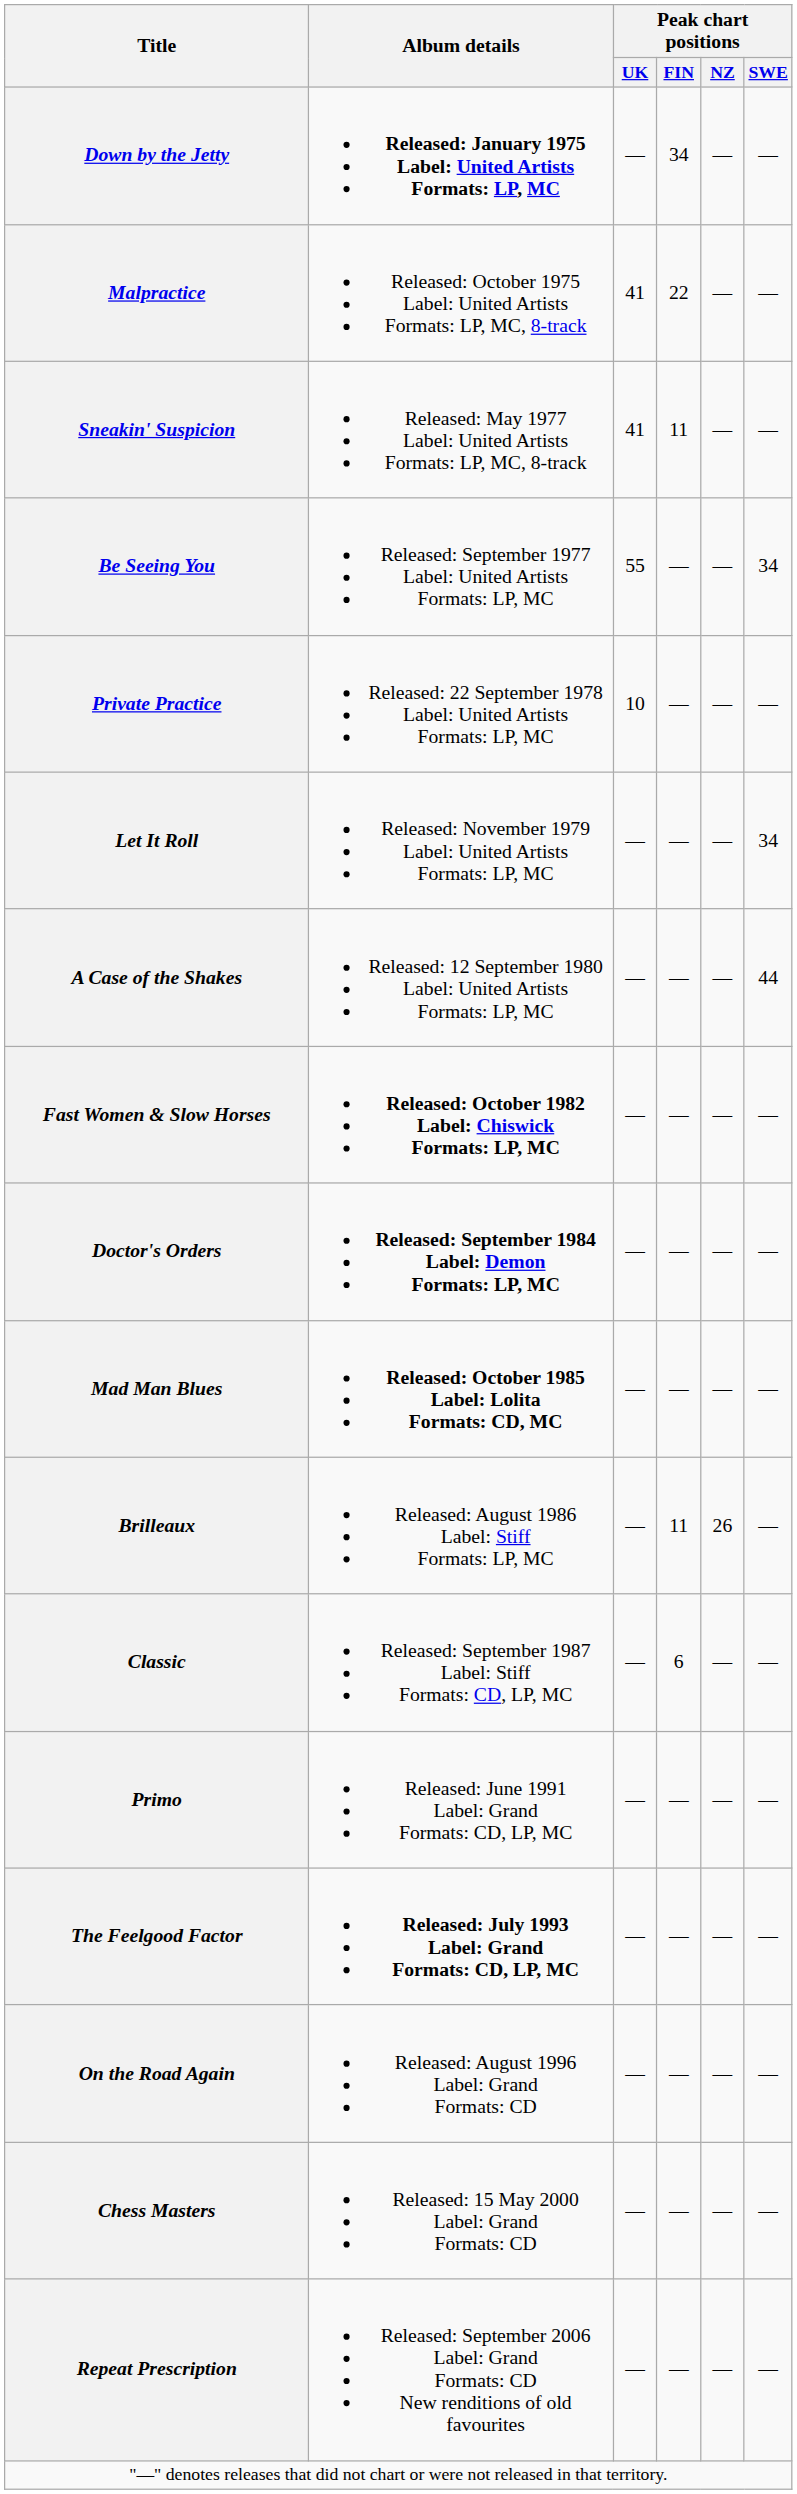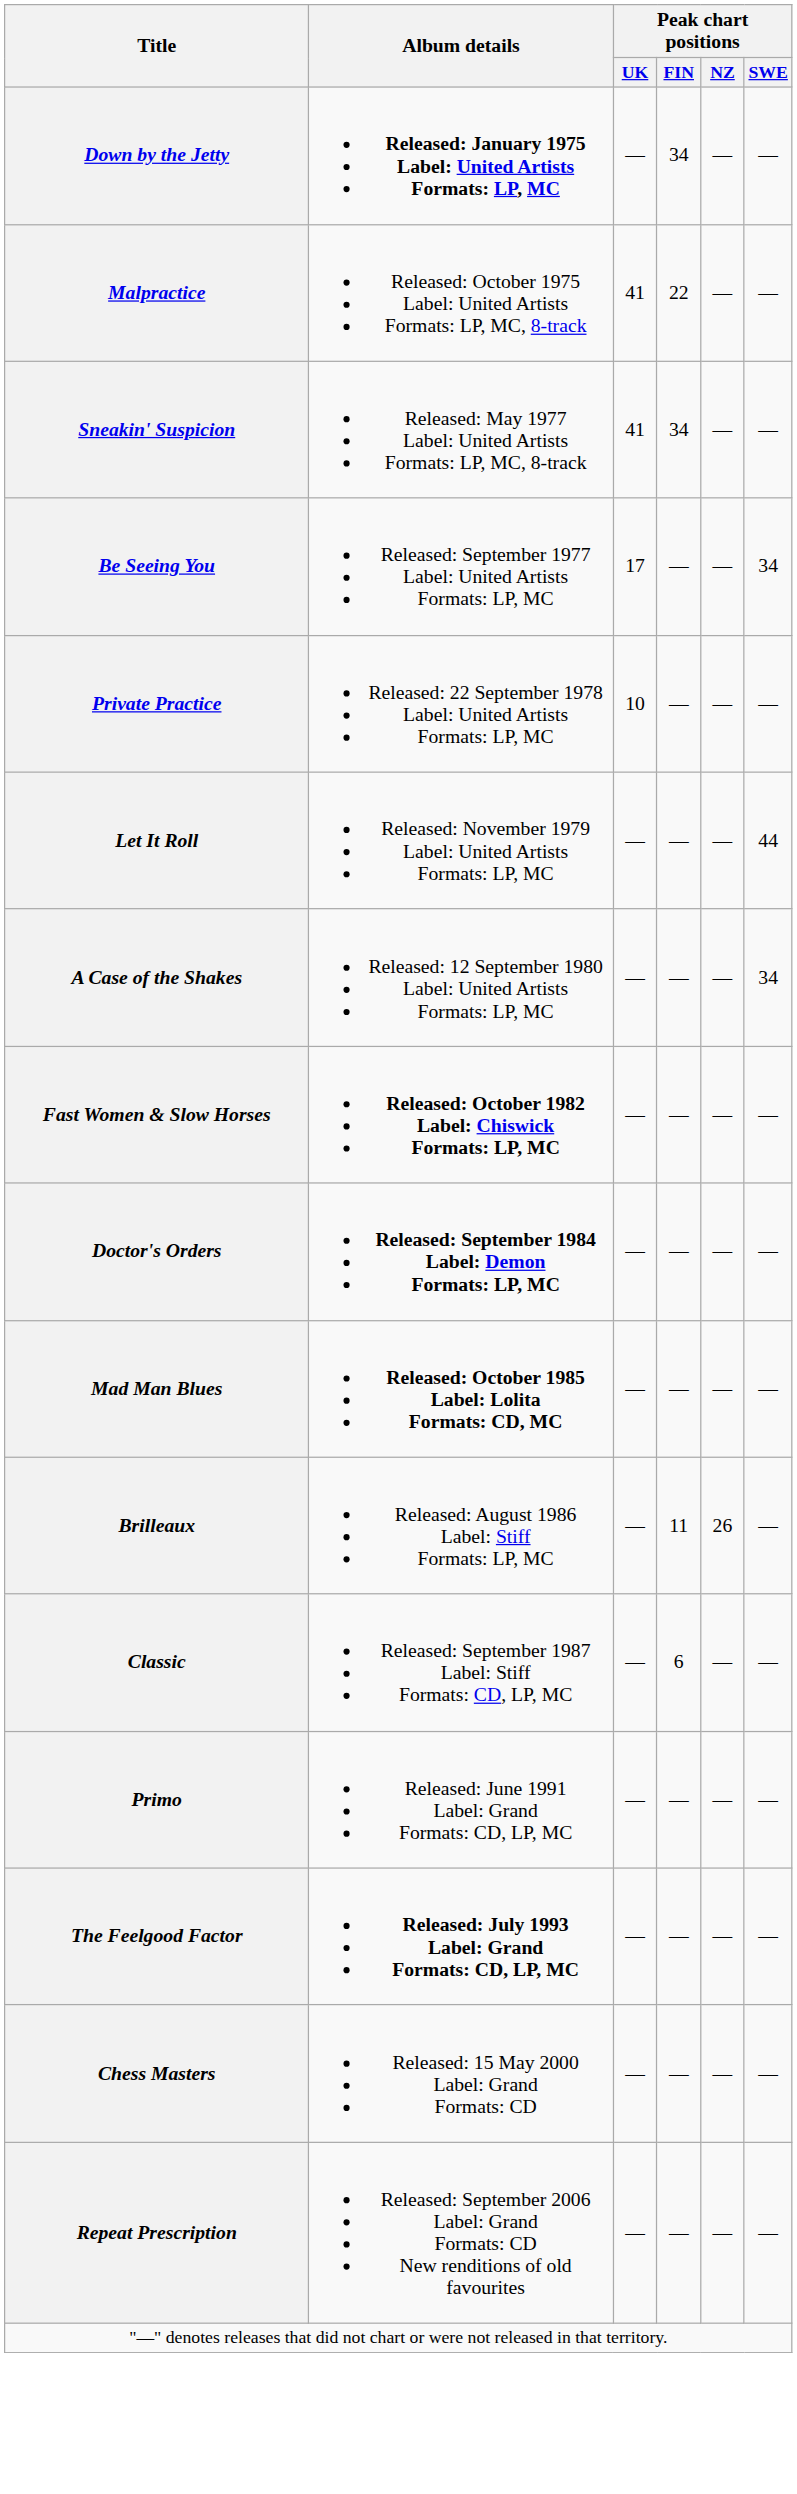(679, 429) 11 -> (679, 429) 34
(635, 566) 55 -> (635, 566) 17
(768, 840) 34 -> (768, 840) 44
(768, 977) 44 -> (768, 977) 34
- row: (157, 2073)
